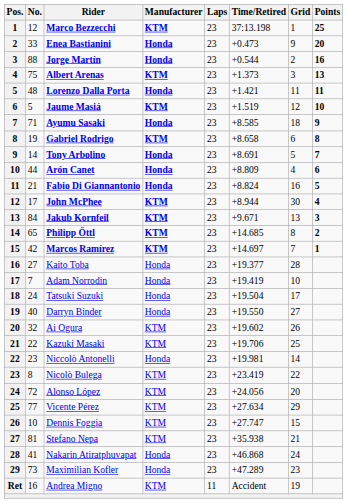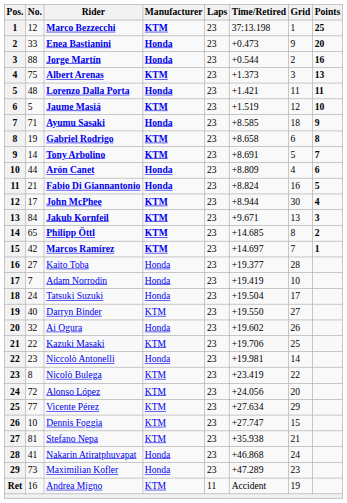(159, 154) Honda -> (156, 154) KTM
(158, 312) Honda -> (155, 312) KTM
(155, 328) KTM -> (158, 328) Honda
